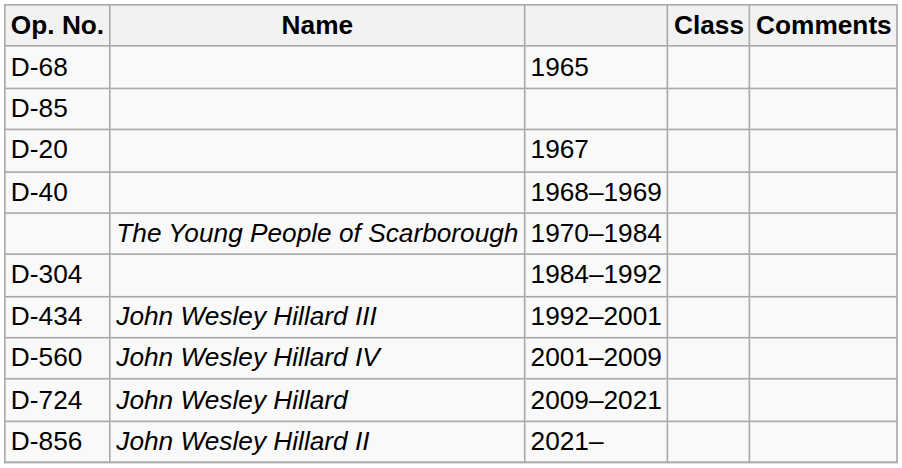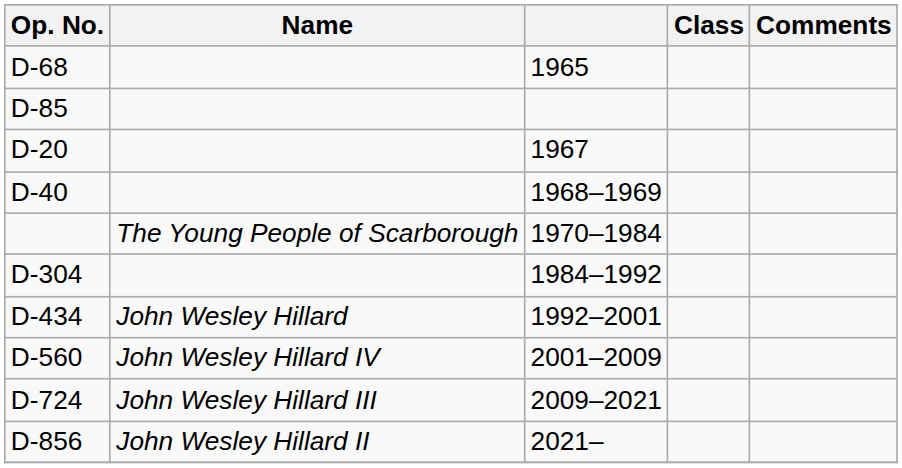(247, 316) John Wesley Hillard III -> (232, 316) John Wesley Hillard
(232, 399) John Wesley Hillard -> (247, 399) John Wesley Hillard III
